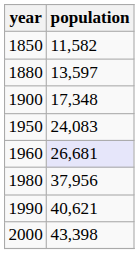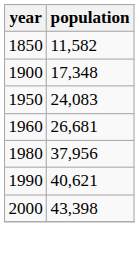- row: (26, 72)
(74, 153) lavender background -> (74, 126) no background
